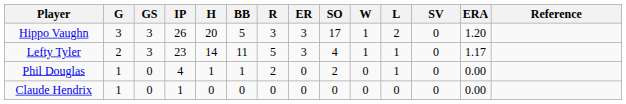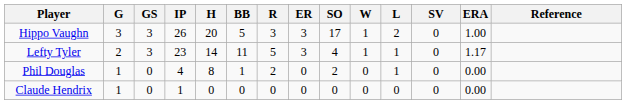(475, 33) 1.20 -> (475, 33) 1.00
(211, 71) 1 -> (211, 71) 8
